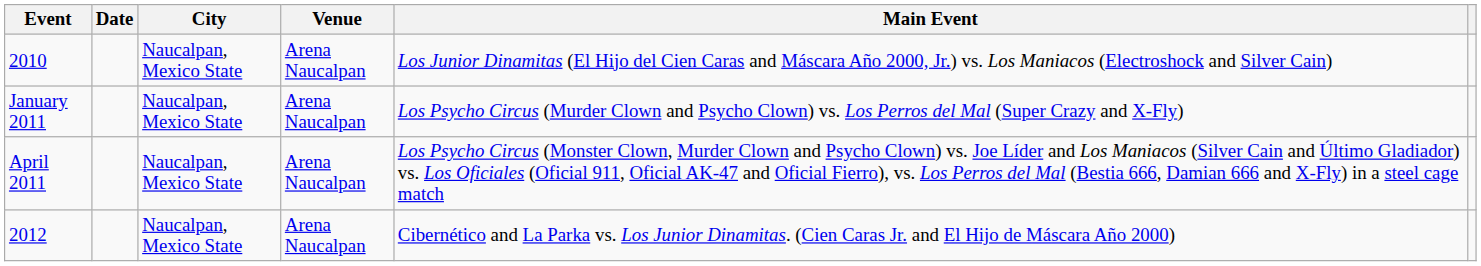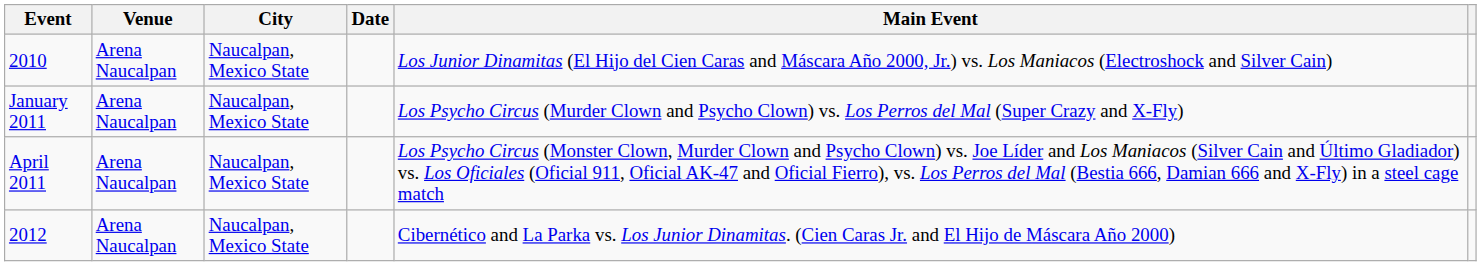columns swapped: (115, 19) <-> (337, 19)
